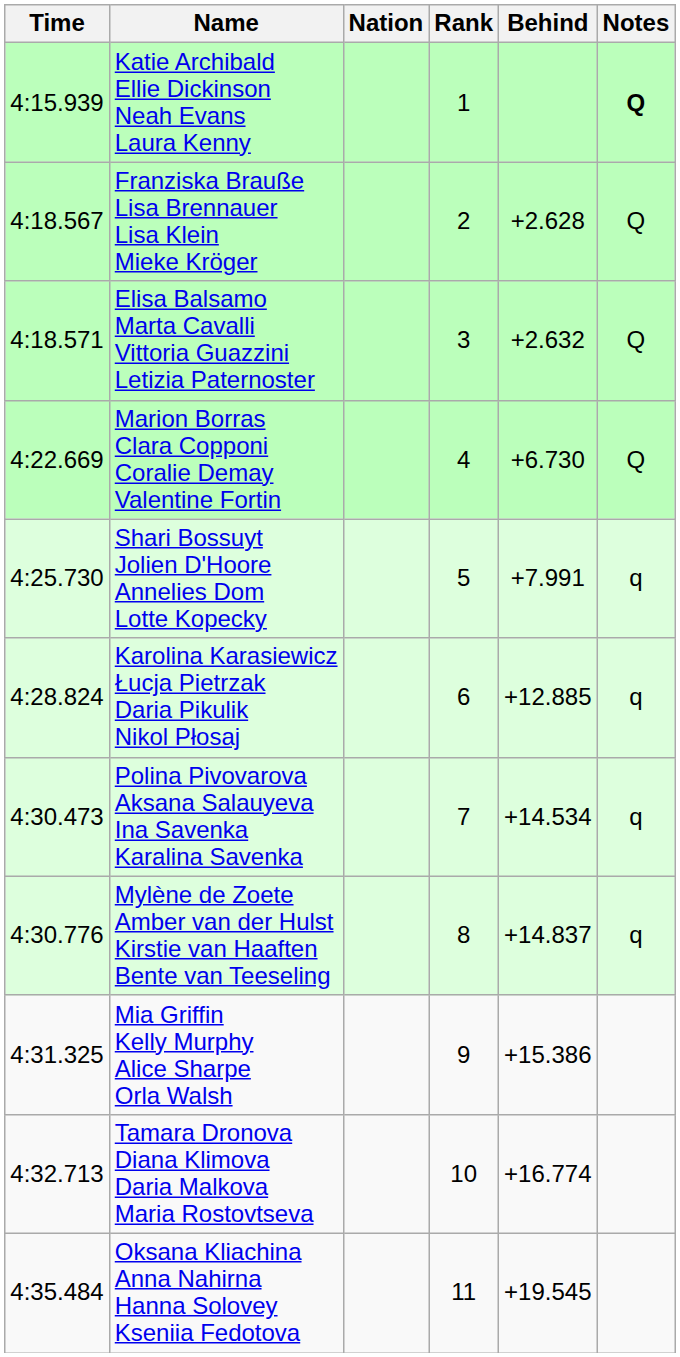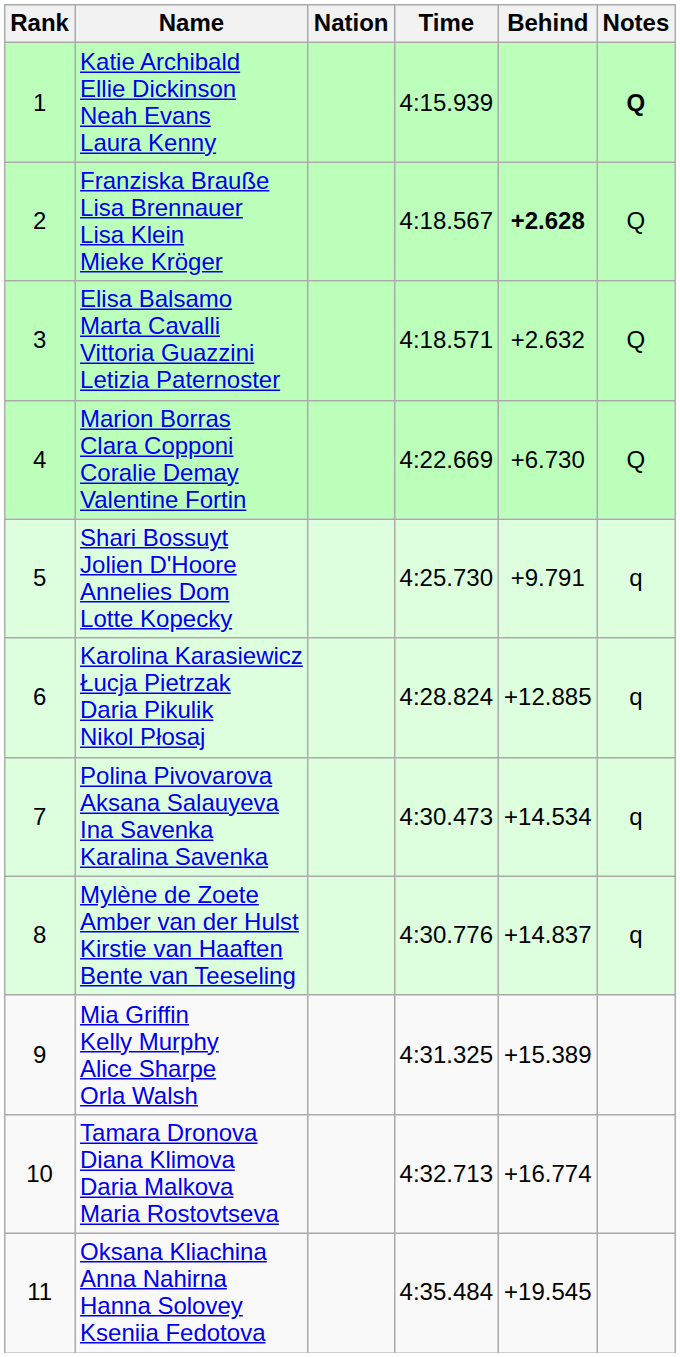columns swapped: (464, 23) <-> (57, 23)
(548, 221) normal -> (548, 221) bold
(548, 578) +7.991 -> (548, 578) +9.791
(548, 1054) +15.386 -> (548, 1054) +15.389
